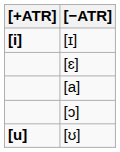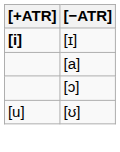- row: (71, 64)
(18, 135) bold -> (16, 111) normal
